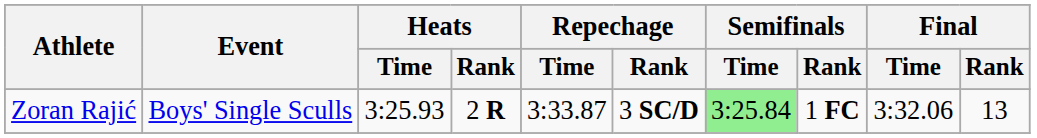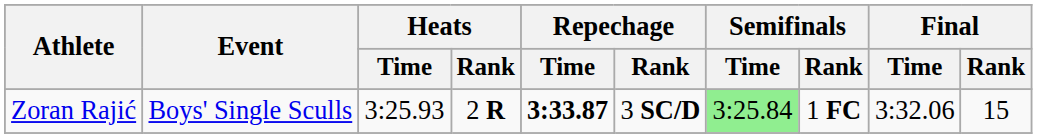(567, 111) normal -> (567, 111) bold
(994, 111) 13 -> (996, 111) 15
